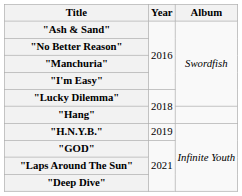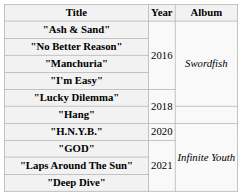(162, 132) 2019 -> (162, 132) 2020
